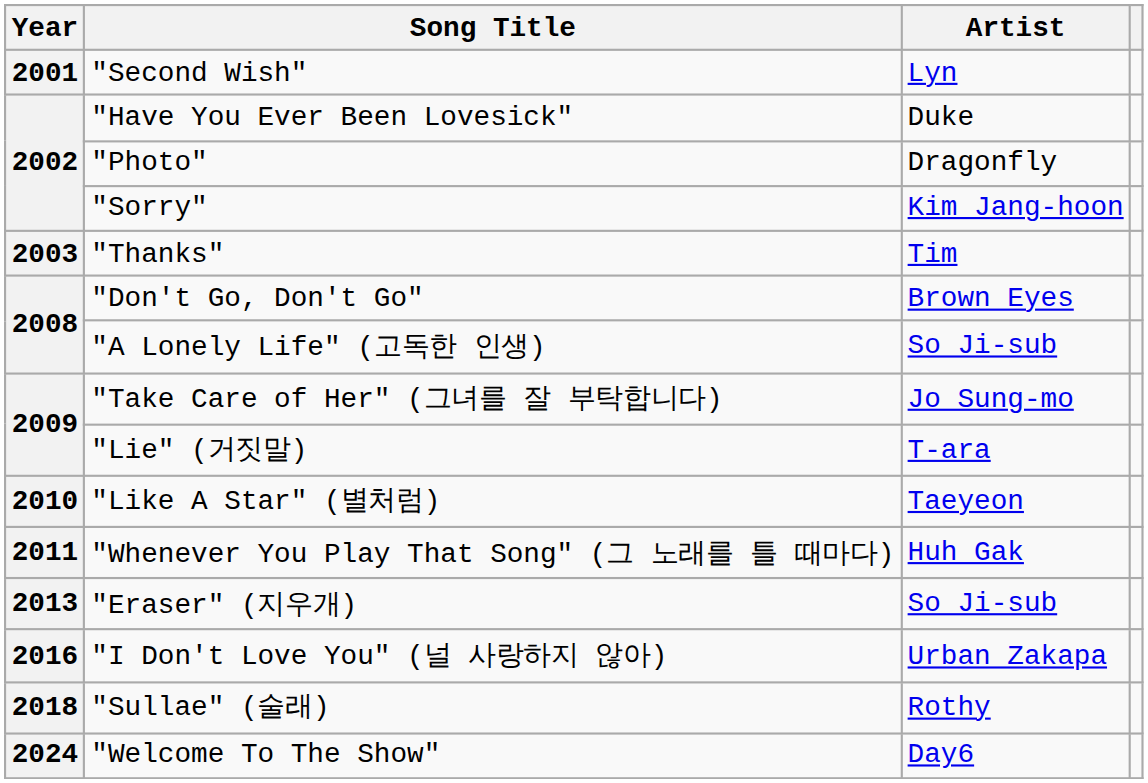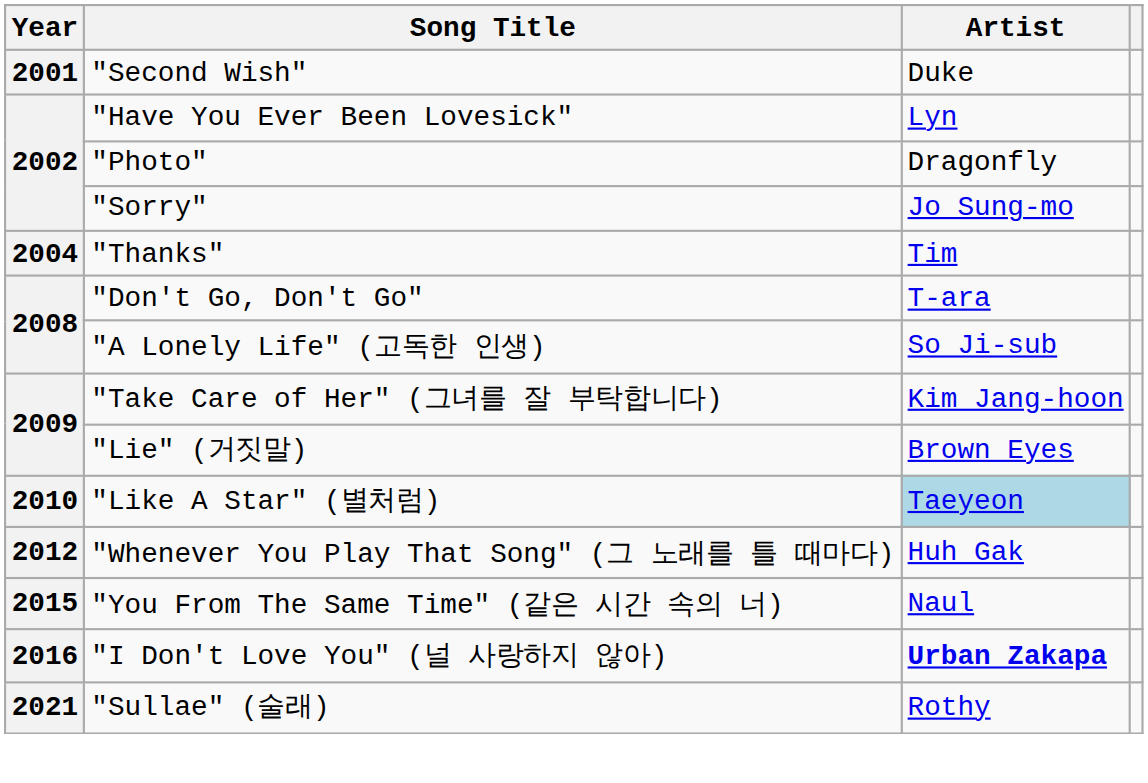(933, 73) Lyn -> (941, 73) Duke
(941, 118) Duke -> (933, 118) Lyn
(1016, 208) Kim Jang-hoon -> (991, 208) Jo Sung-mo
(45, 253) 2003 -> (45, 253) 2004
(991, 298) Brown Eyes -> (949, 298) T-ara
(991, 398) Jo Sung-mo -> (1016, 398) Kim Jang-hoon
(949, 450) T-ara -> (991, 450) Brown Eyes
(966, 501) no background -> (966, 501) lightblue background
(45, 553) 2011 -> (45, 553) 2012
- row: (224, 605)
+ row: (438, 605)
(1007, 656) normal -> (1007, 656) bold
(45, 707) 2018 -> (45, 707) 2021
- row: (266, 756)
